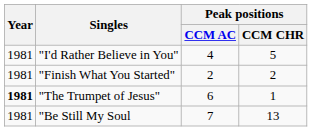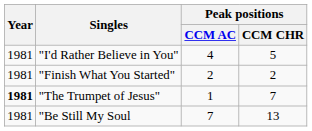(210, 95) 6 -> (210, 95) 1
(273, 95) 1 -> (273, 95) 7
